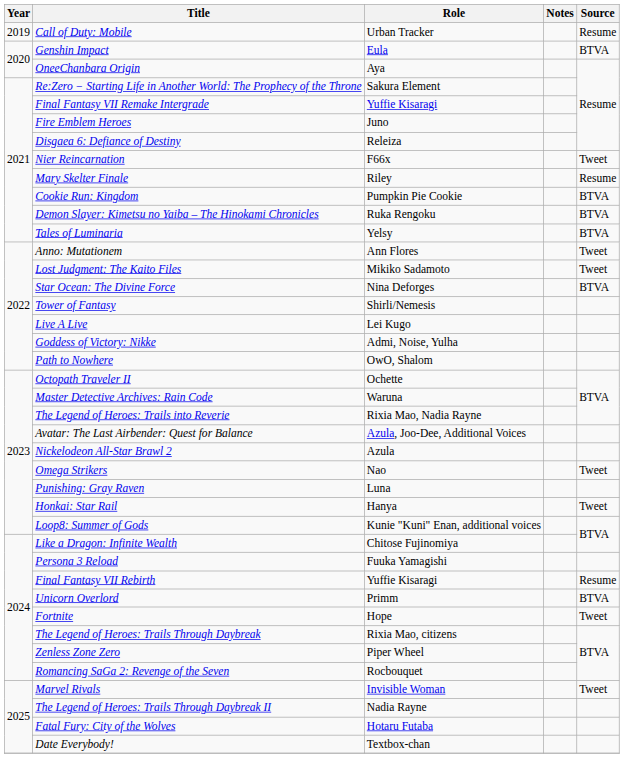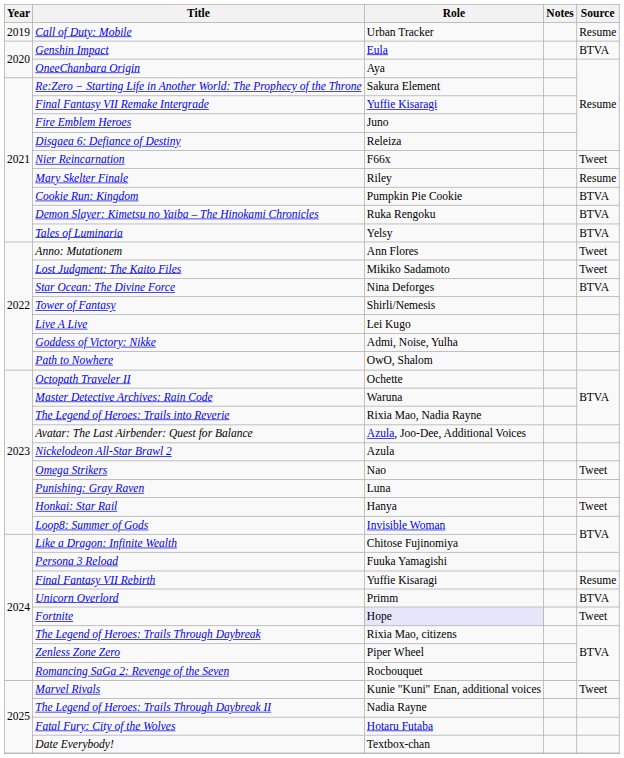(454, 525) Kunie "Kuni" Enan, additional voices -> (406, 525) Invisible Woman
(379, 616) no background -> (379, 616) lavender background
(406, 689) Invisible Woman -> (454, 689) Kunie "Kuni" Enan, additional voices
